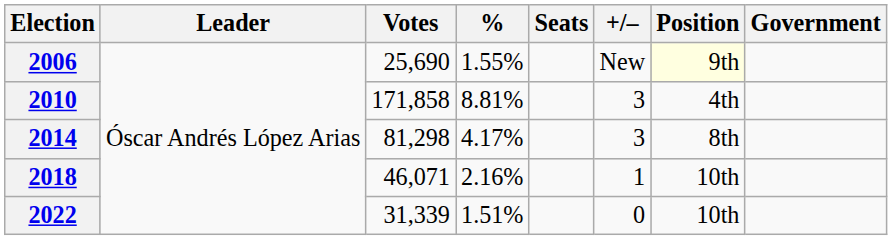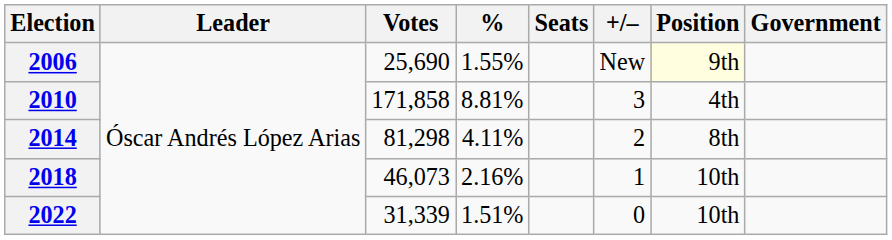(492, 138) 4.17% -> (493, 138) 4.11%
(639, 138) 3 -> (639, 138) 2
(417, 176) 46,071 -> (417, 176) 46,073
